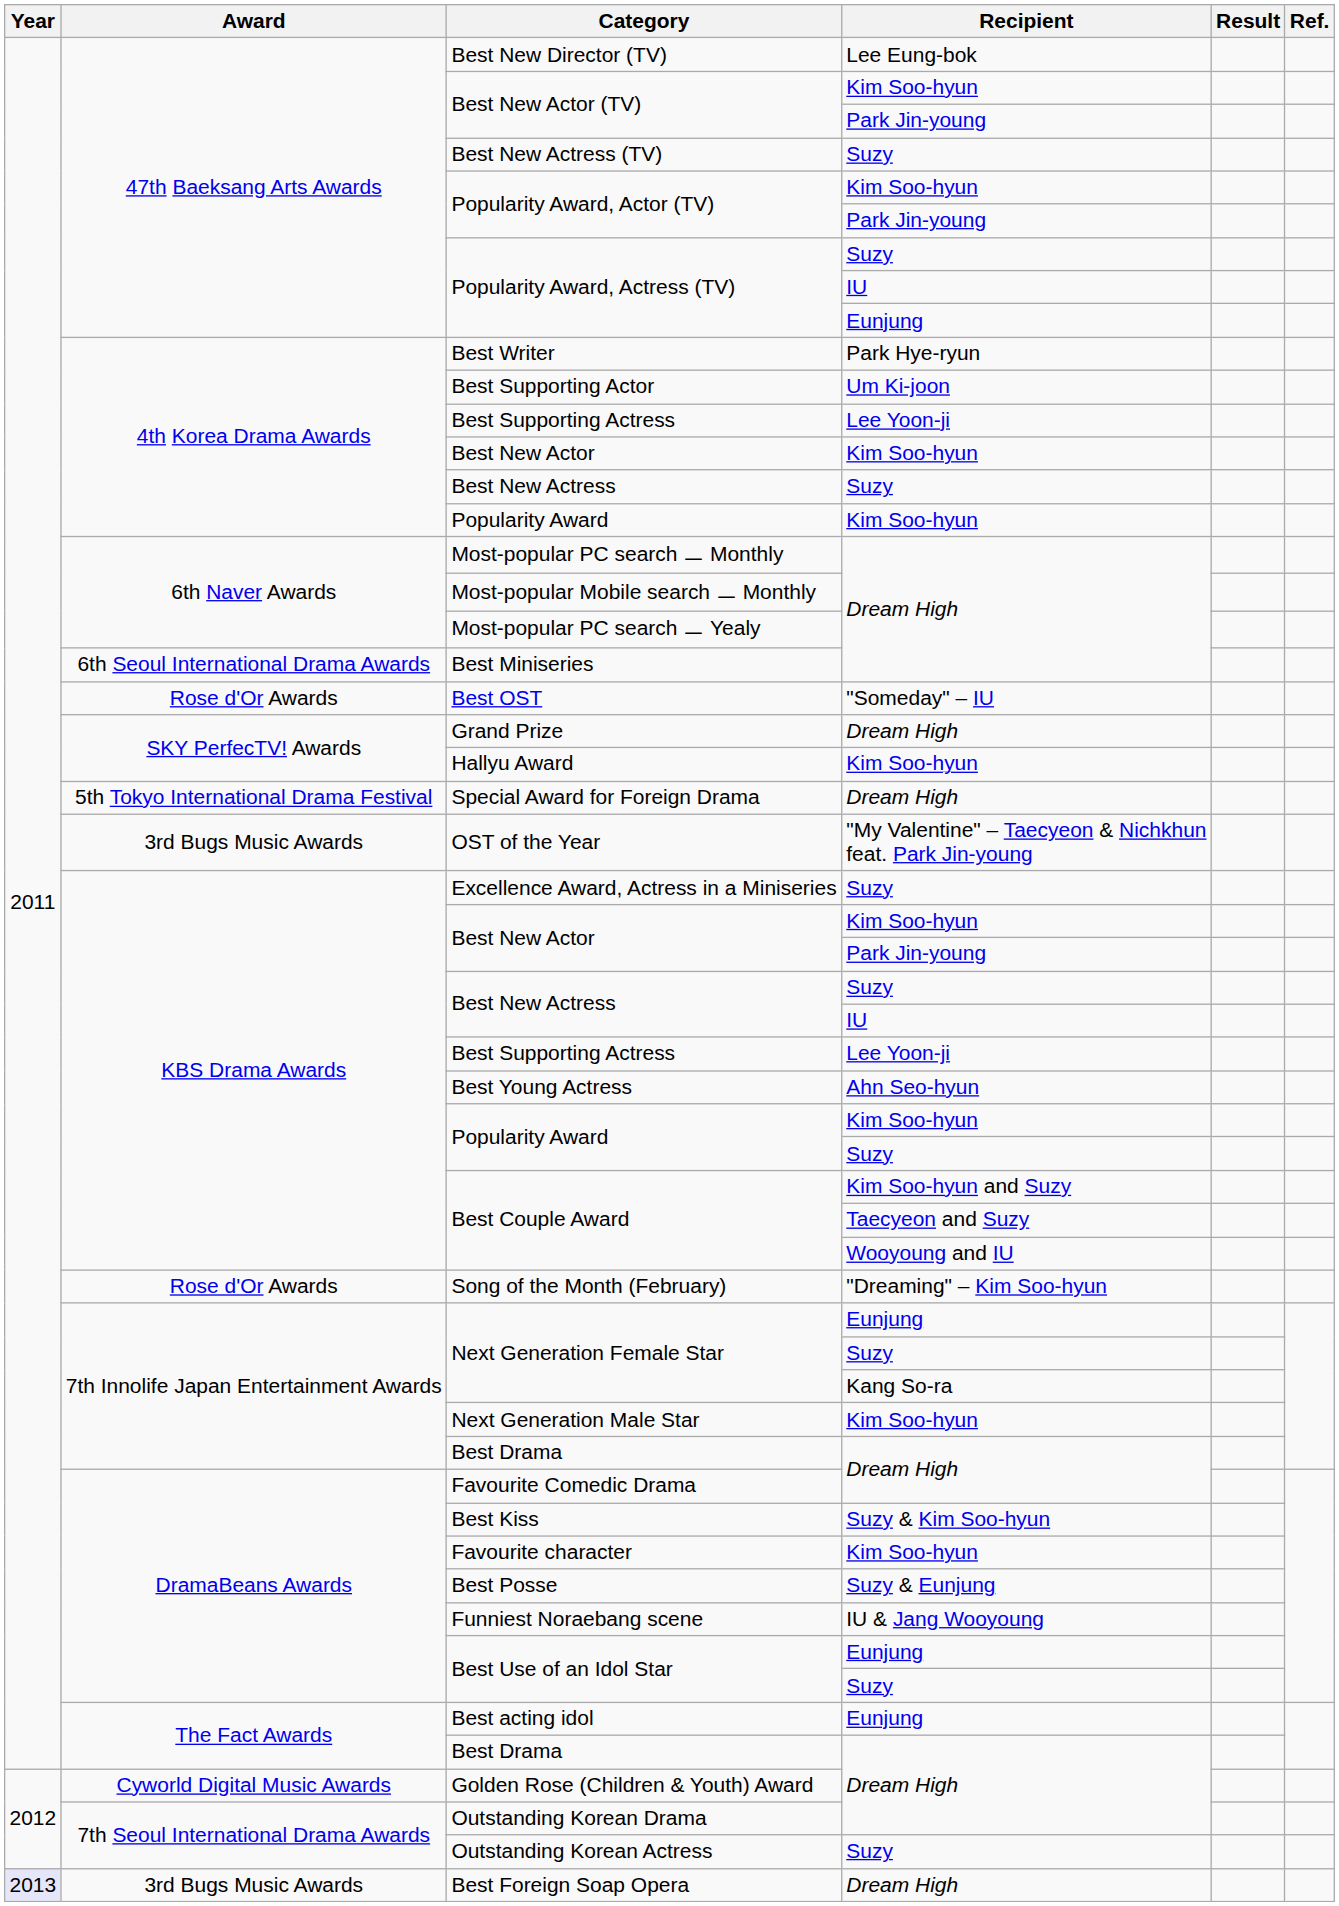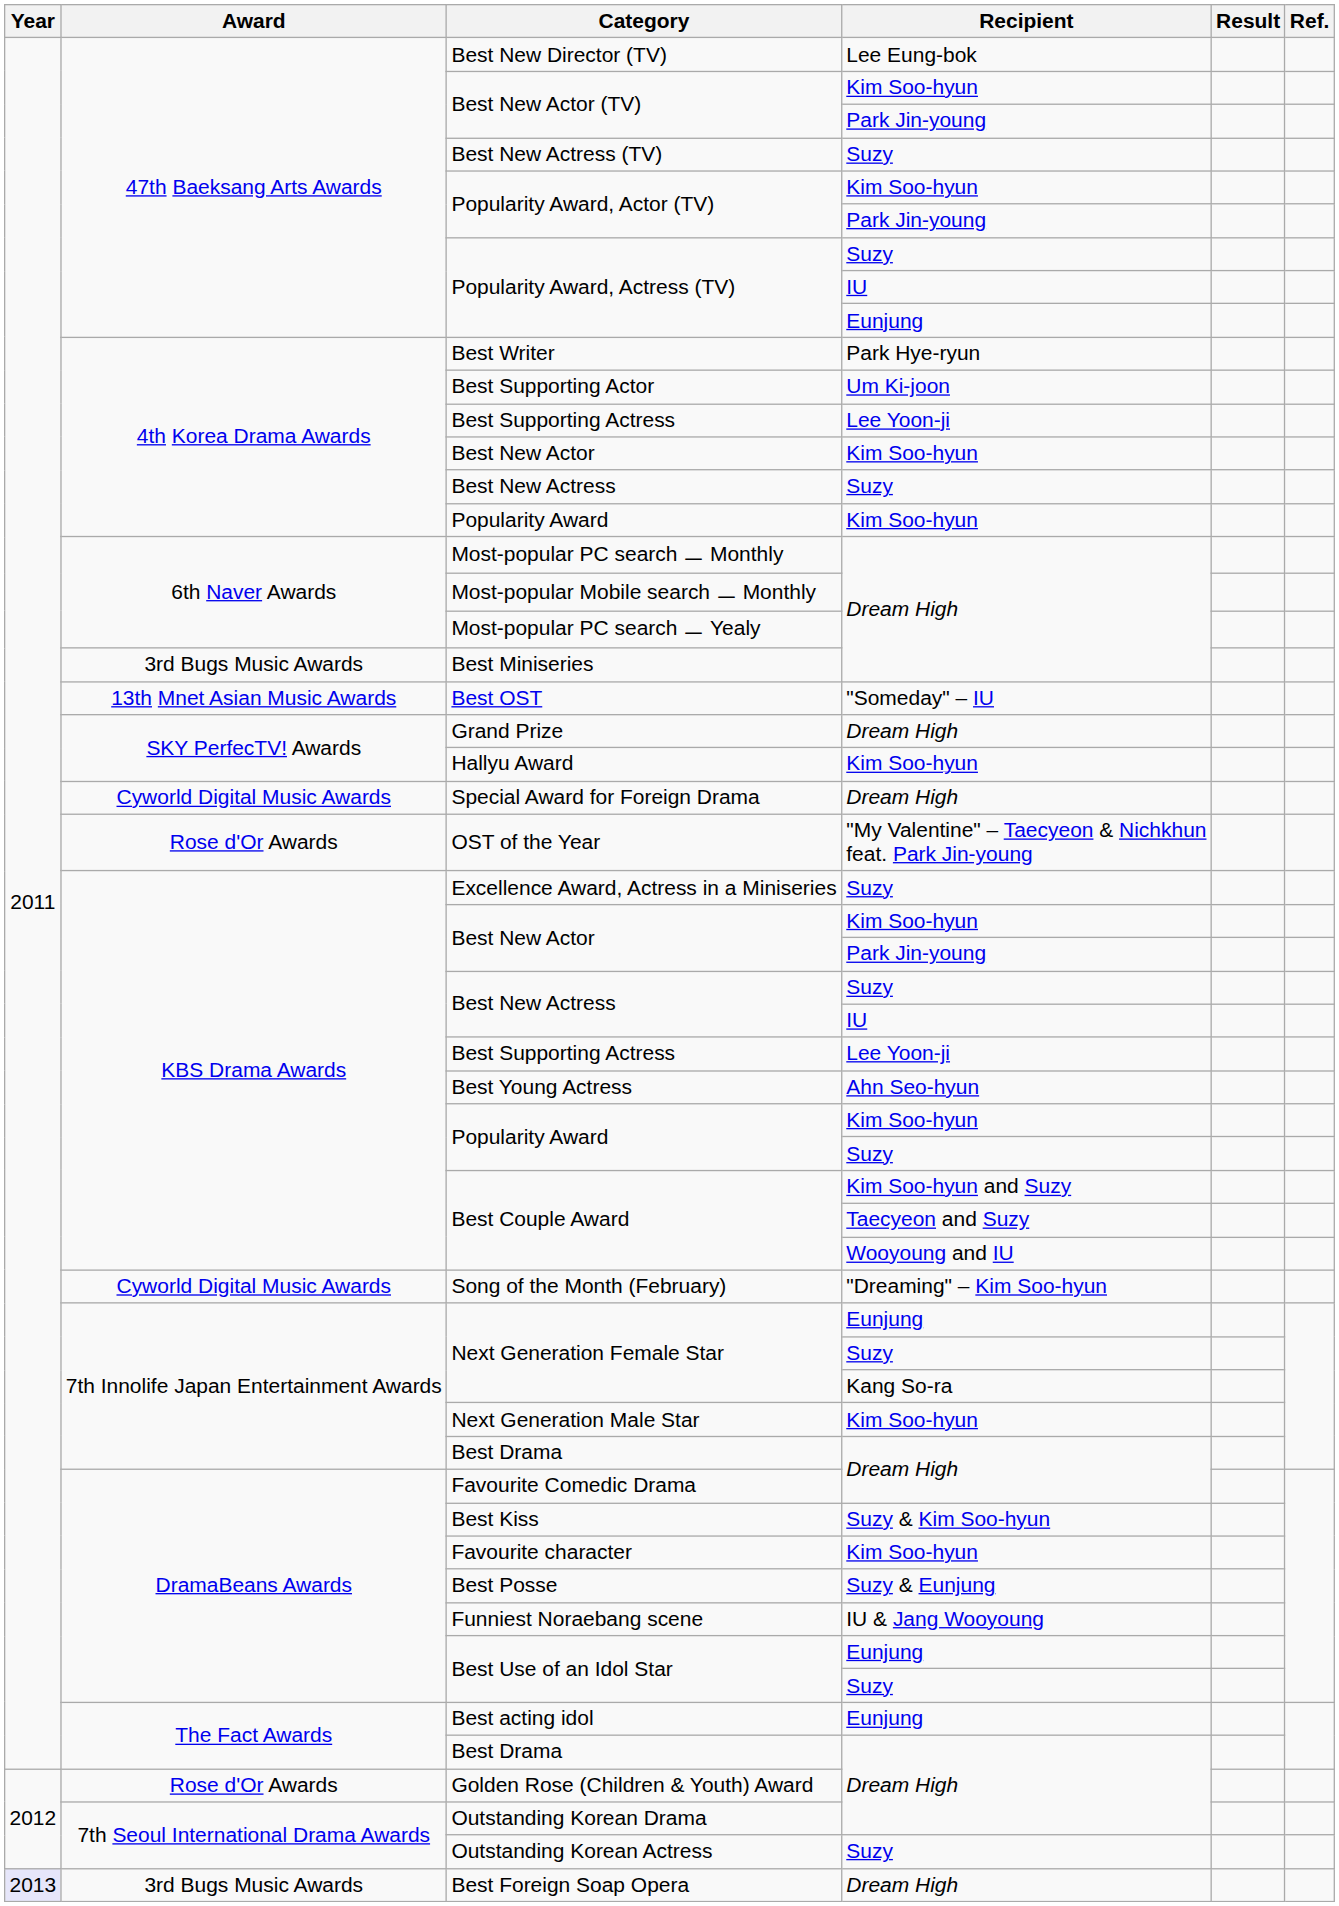(254, 664) 6th Seoul International Drama Awards -> (254, 664) 3rd Bugs Music Awards
(254, 697) Rose d'Or Awards -> (254, 697) 13th Mnet Asian Music Awards
(254, 797) 5th Tokyo International Drama Festival -> (254, 797) Cyworld Digital Music Awards
(254, 842) 3rd Bugs Music Awards -> (254, 842) Rose d'Or Awards
(254, 1286) Rose d'Or Awards -> (254, 1286) Cyworld Digital Music Awards
(254, 1785) Cyworld Digital Music Awards -> (254, 1785) Rose d'Or Awards
